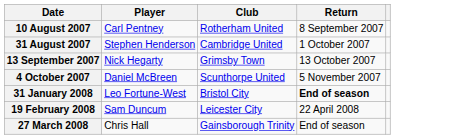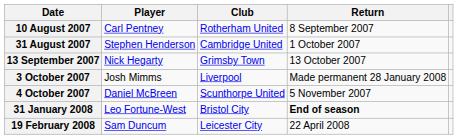+ row: (53, 77)
- row: (53, 126)
